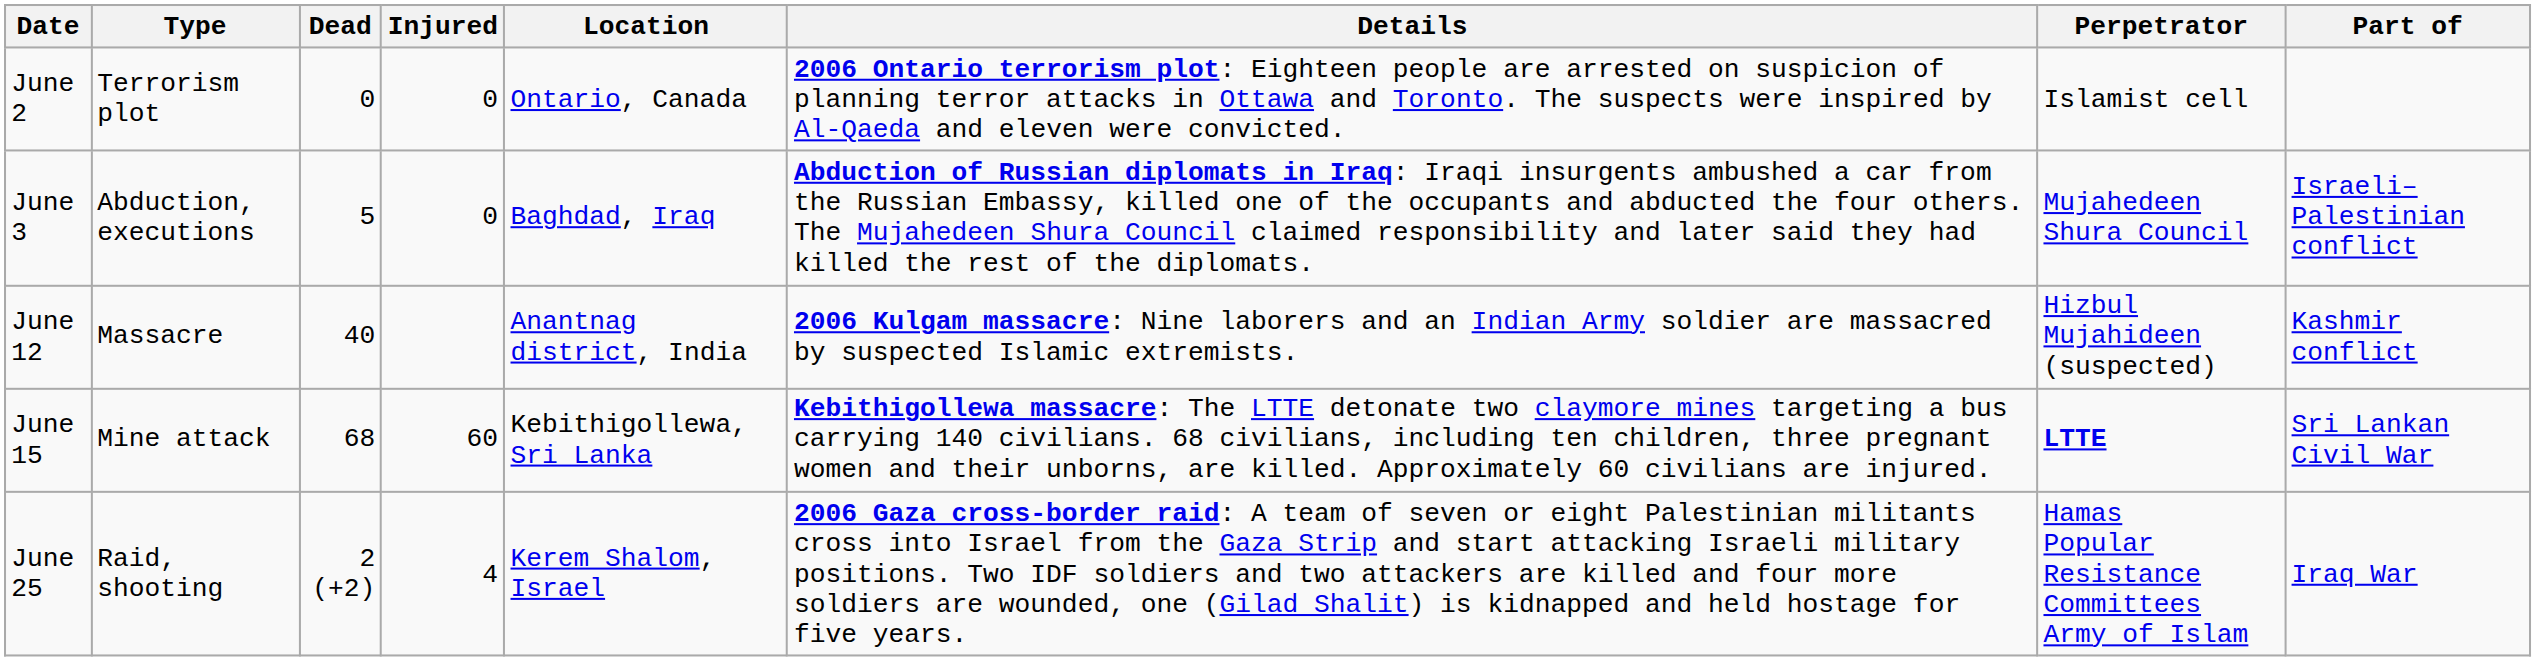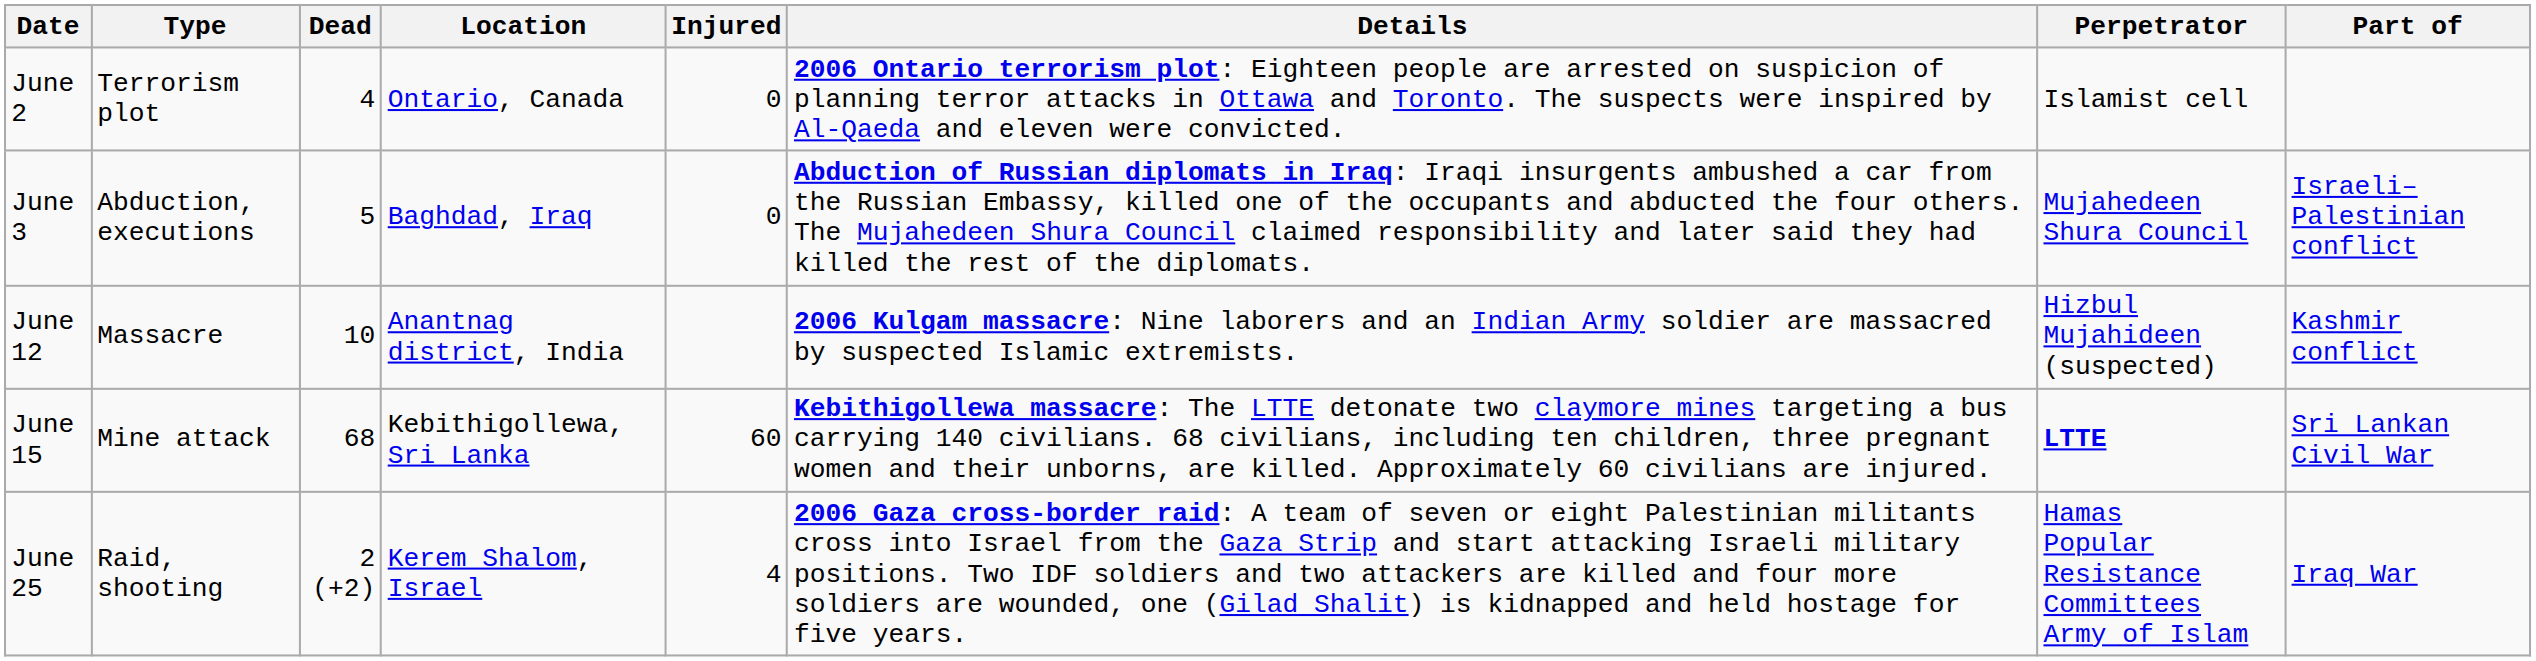columns swapped: (443, 26) <-> (646, 26)
(367, 100) 0 -> (367, 100) 4
(359, 337) 40 -> (359, 337) 10
